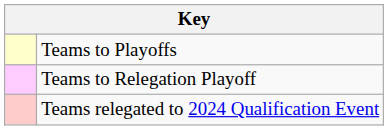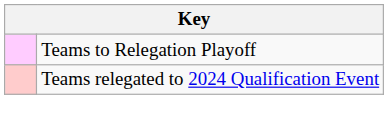- row: (109, 49)
